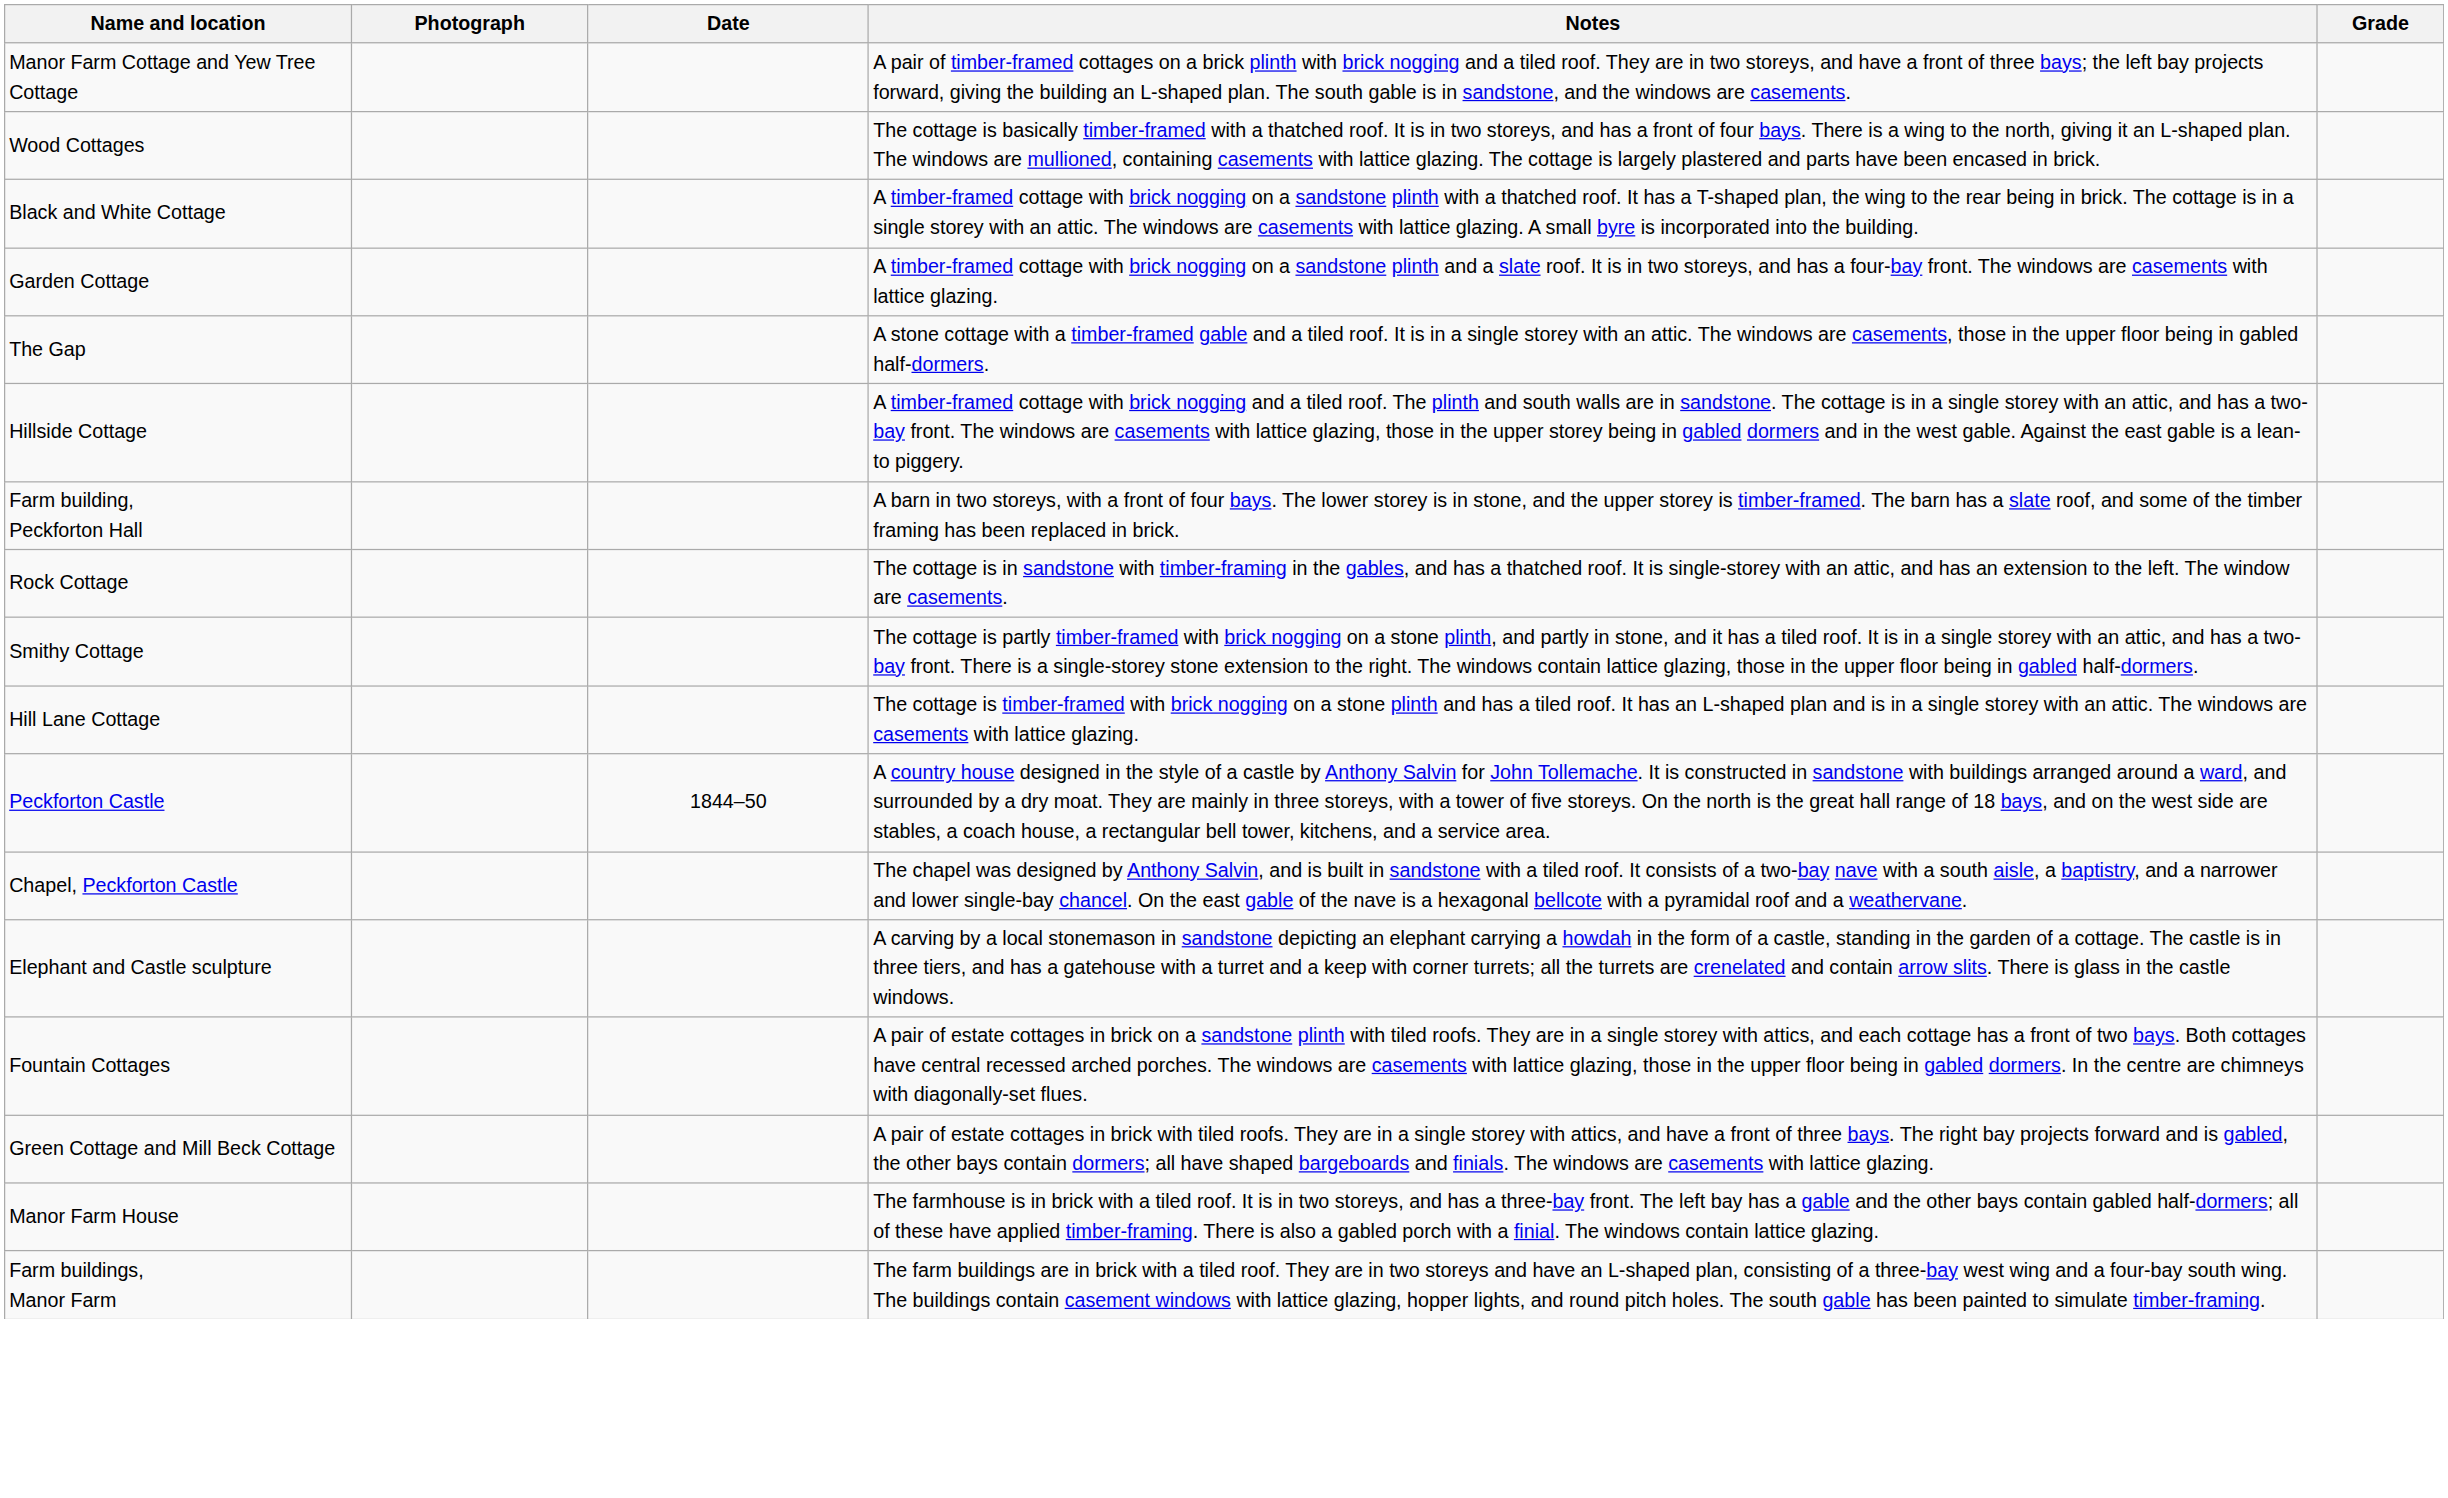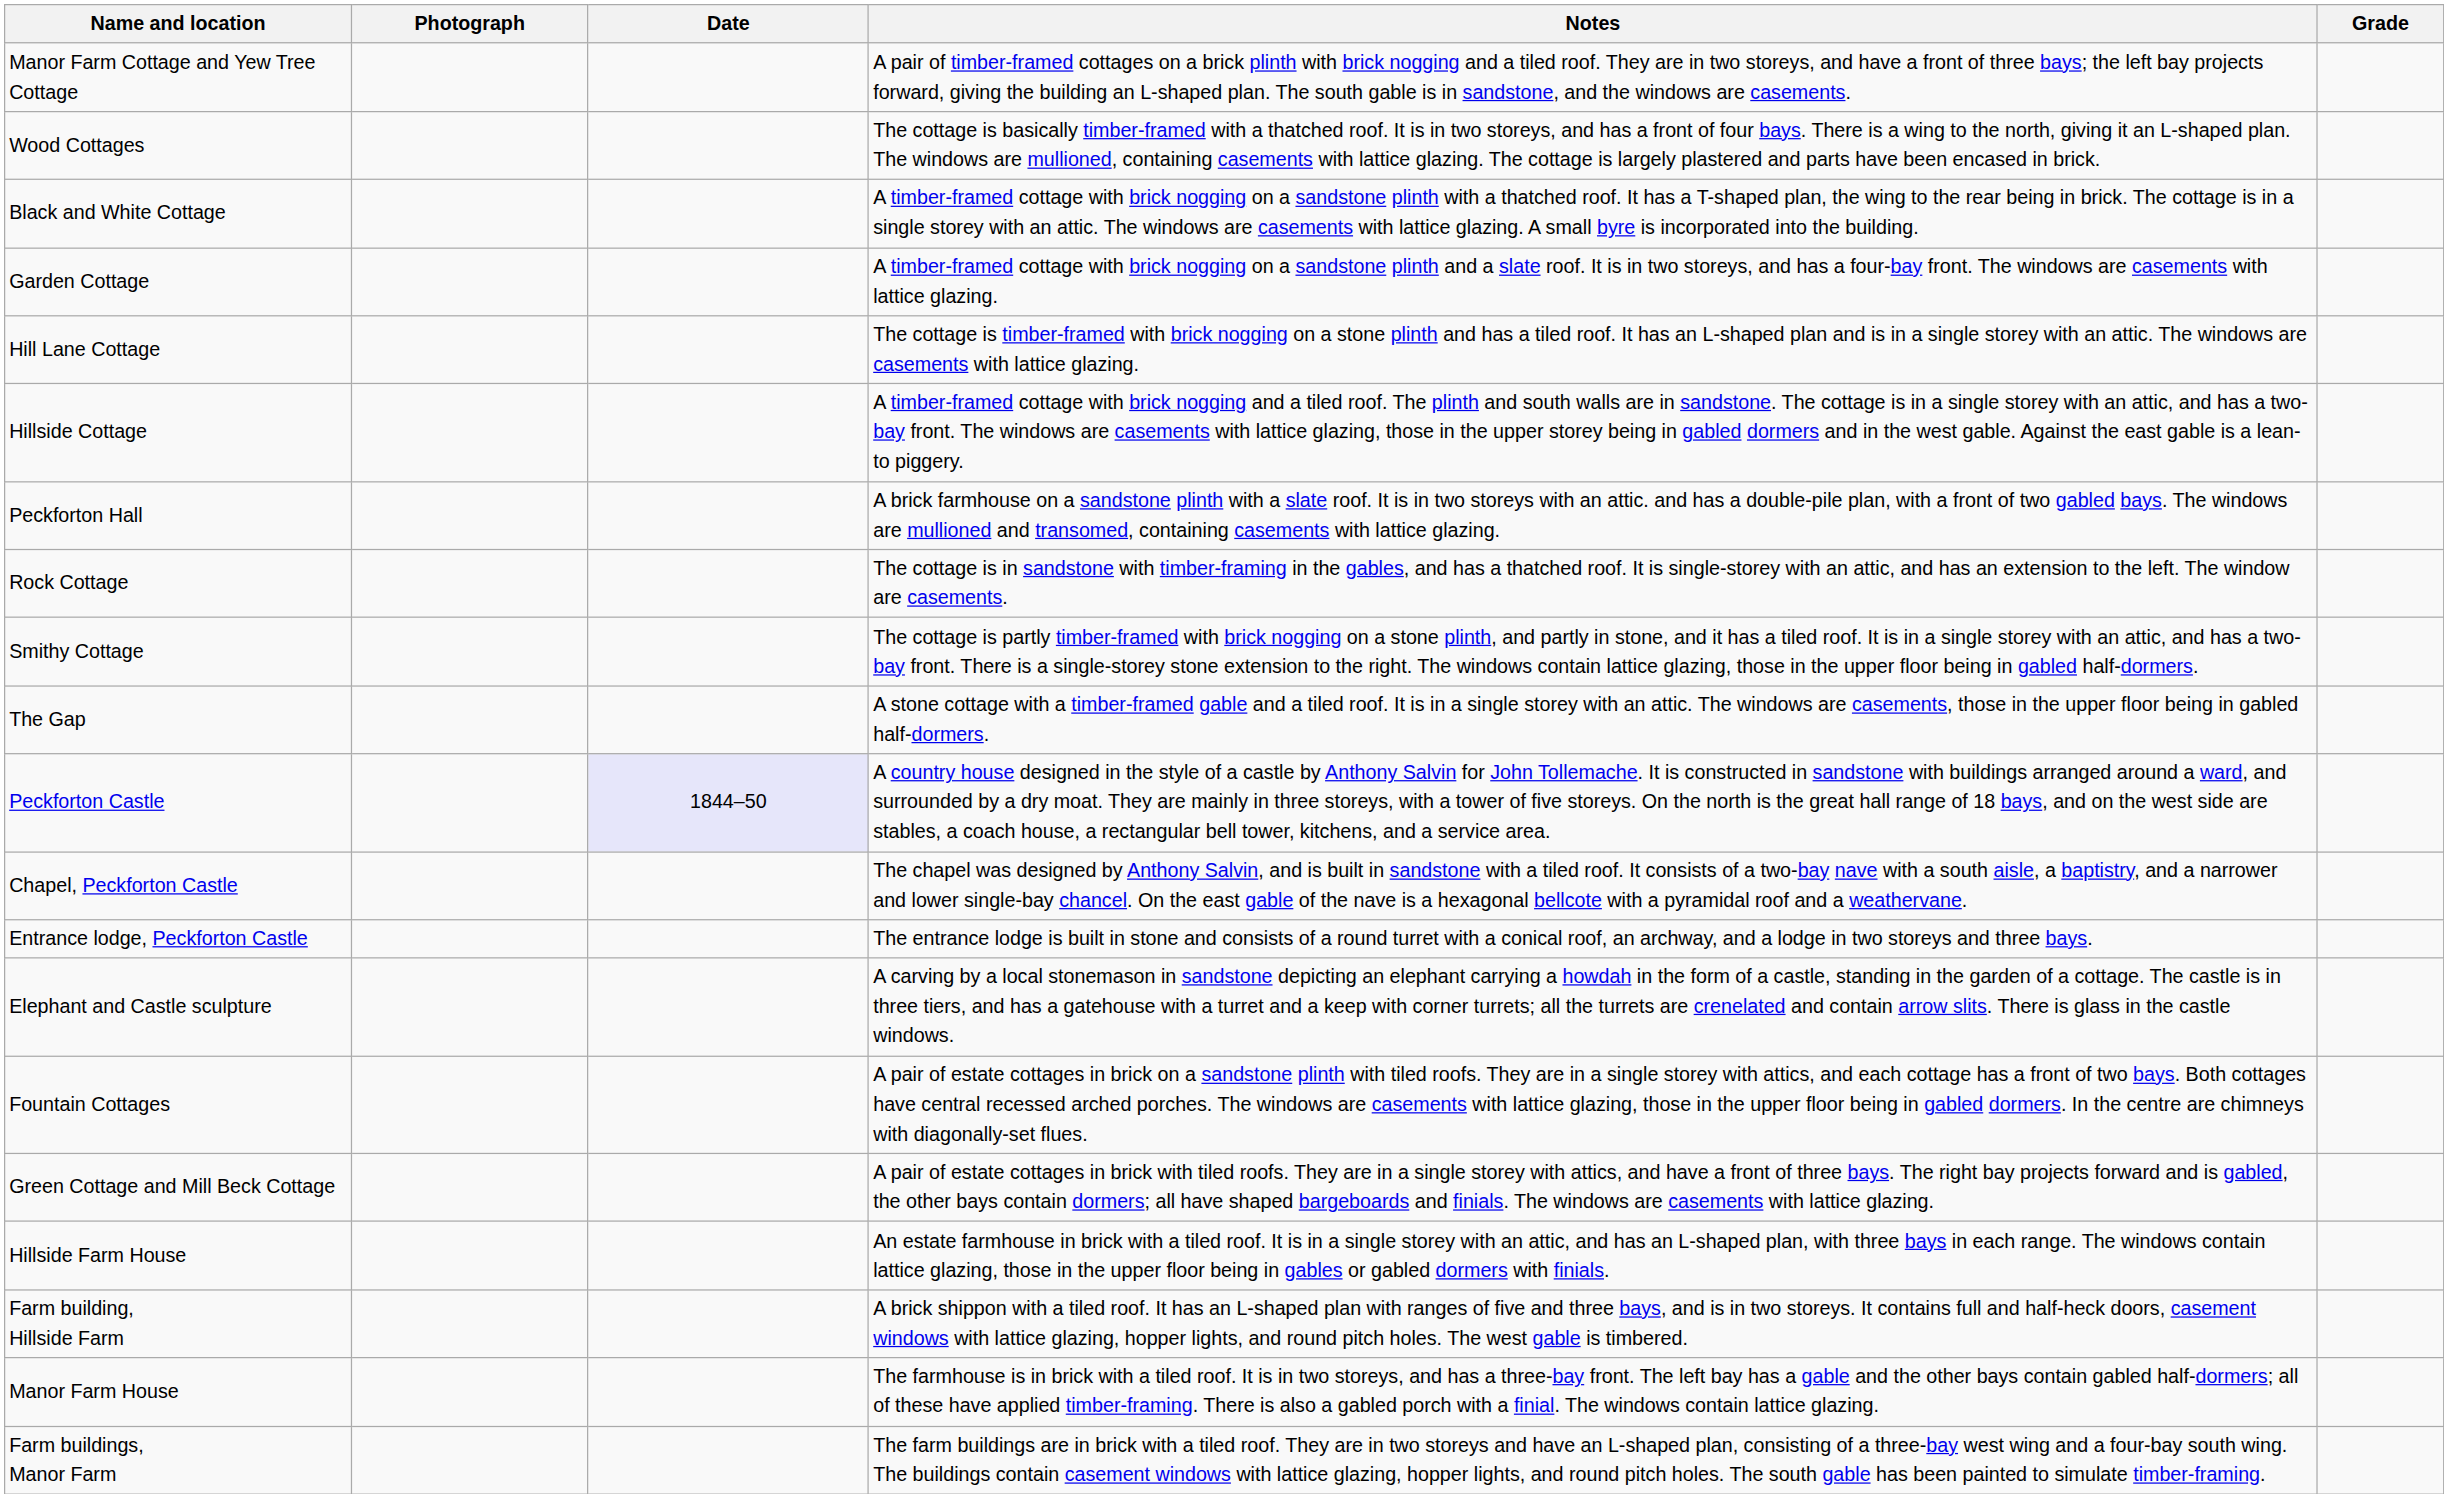rows swapped: (85, 719) <-> (47, 349)
+ row: (76, 515)
- row: (76, 515)
(728, 802) no background -> (728, 802) lavender background
+ row: (158, 938)
+ row: (98, 1255)
+ row: (71, 1323)
